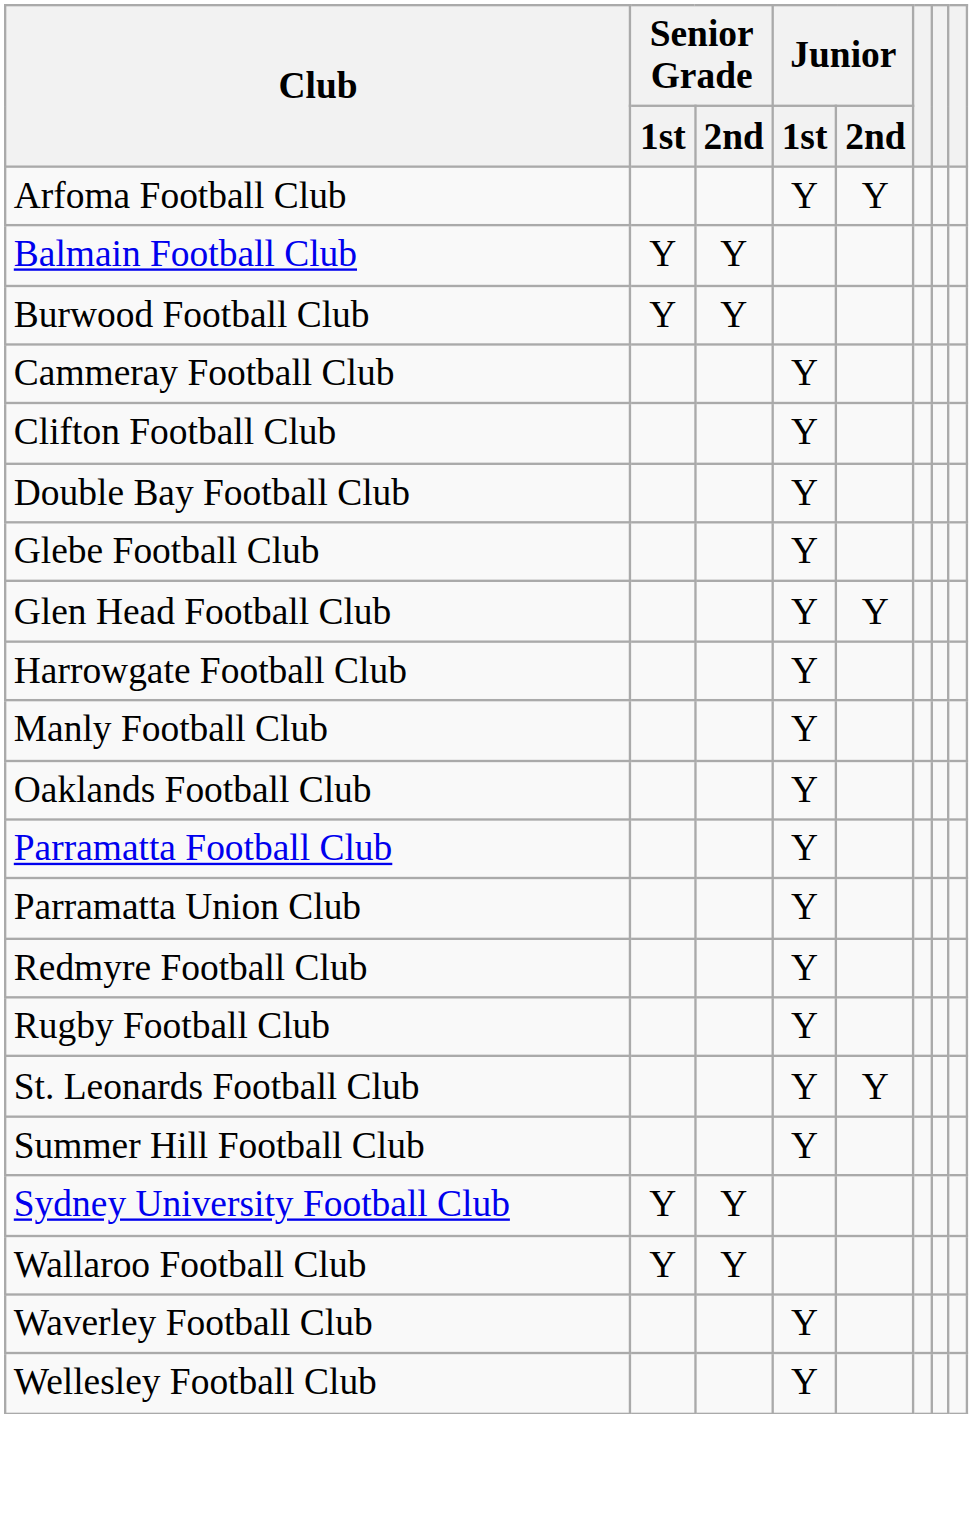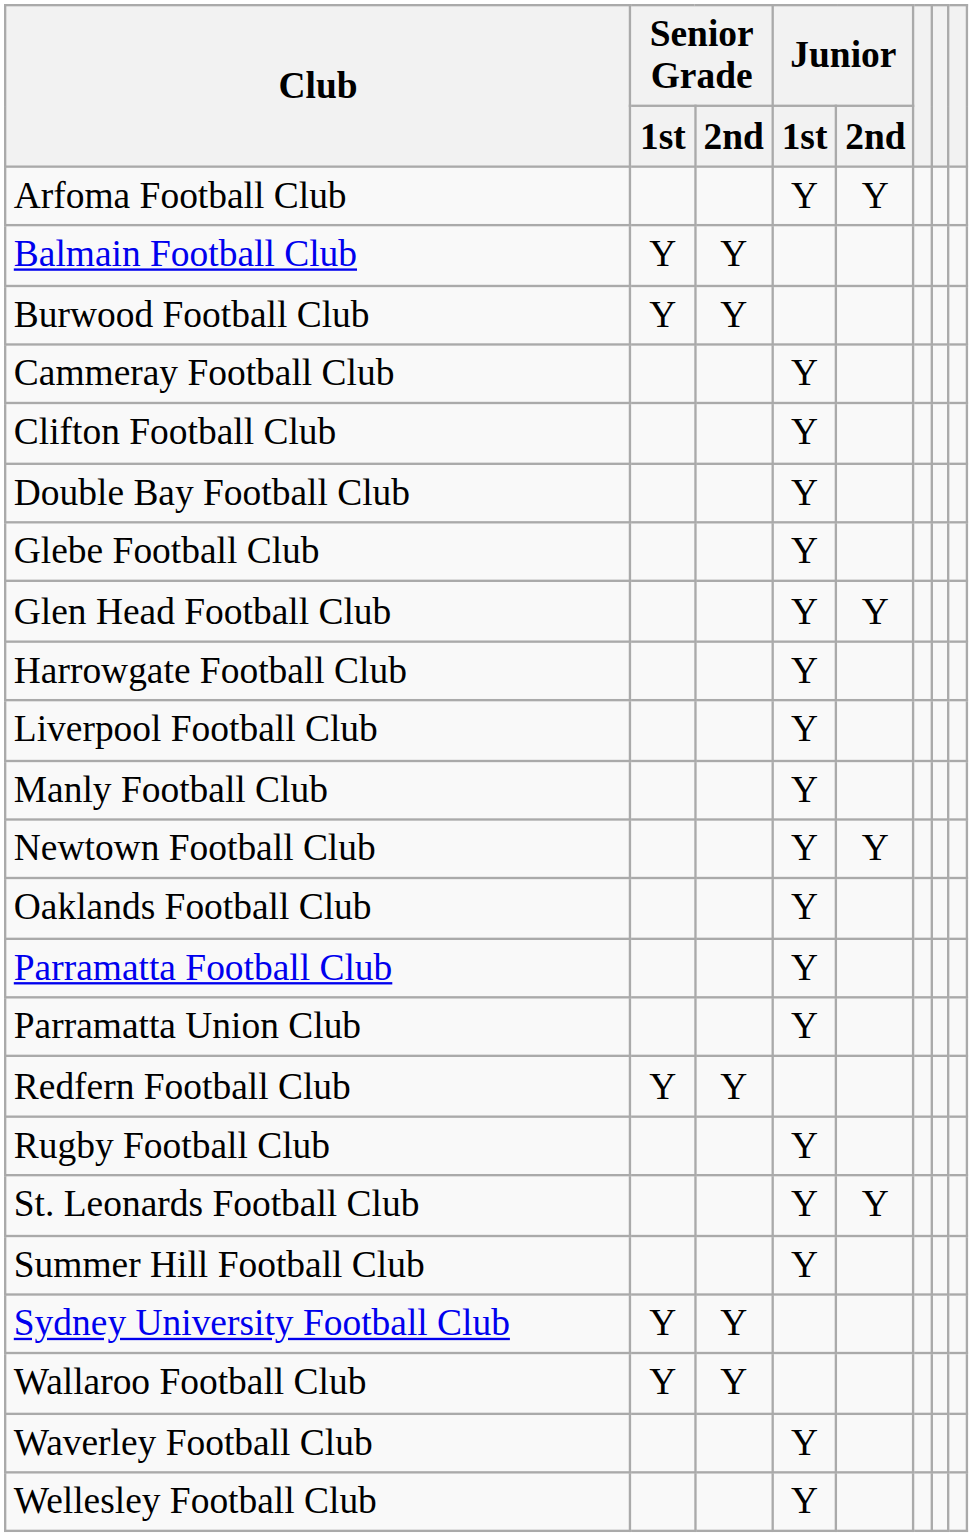+ row: (196, 729)
+ row: (195, 848)
+ row: (182, 1085)
- row: (191, 966)
